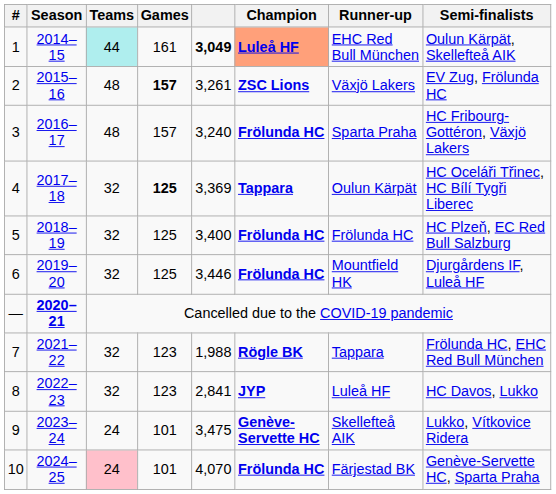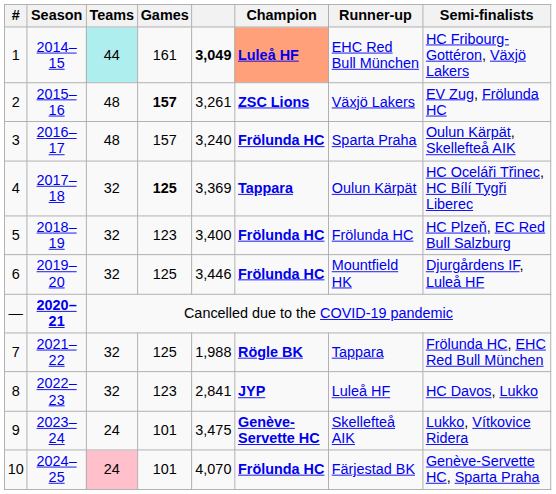(471, 46) Oulun Kärpät, Skellefteå AIK -> (476, 54) HC Fribourg-Gottéron, Växjö Lakers
(476, 133) HC Fribourg-Gottéron, Växjö Lakers -> (471, 141) Oulun Kärpät, Skellefteå AIK
(165, 235) 125 -> (165, 235) 123
(165, 352) 123 -> (165, 352) 125
